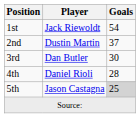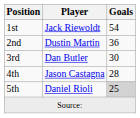(114, 43) 37 -> (114, 43) 36
(69, 74) Daniel Rioli -> (75, 74) Jason Castagna
(75, 89) Jason Castagna -> (69, 89) Daniel Rioli
